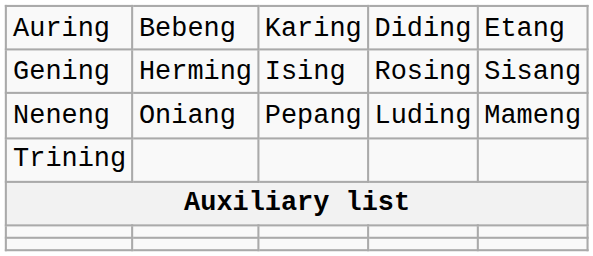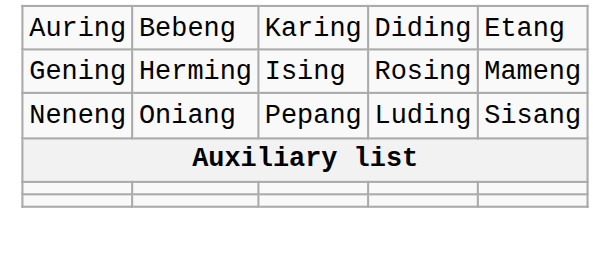(533, 72) Sisang -> (533, 72) Mameng
(533, 116) Mameng -> (533, 116) Sisang
- row: (70, 159)
